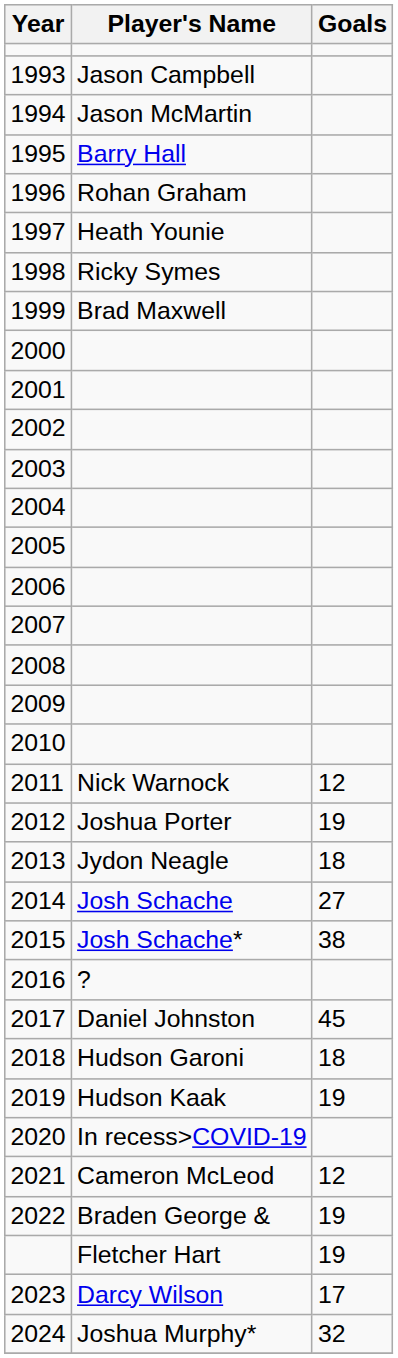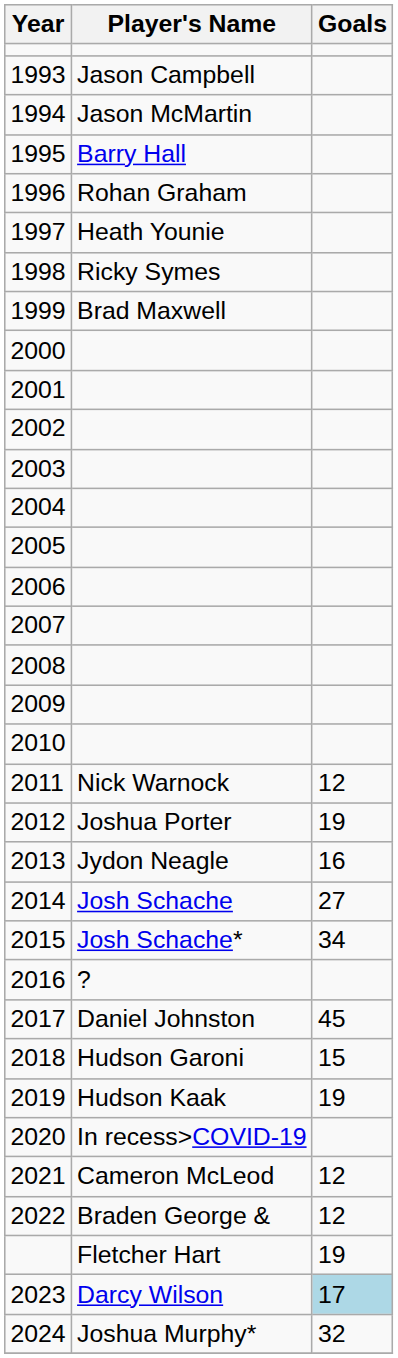(332, 861) 18 -> (332, 861) 16
(332, 940) 38 -> (332, 940) 34
(332, 1058) 18 -> (332, 1058) 15
(332, 1215) 19 -> (332, 1215) 12
(332, 1294) no background -> (332, 1294) lightblue background
